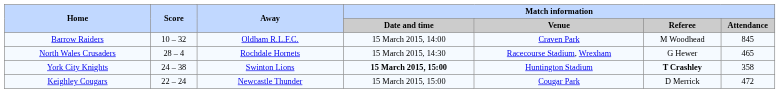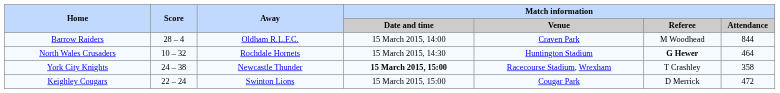(174, 39) 10 – 32 -> (174, 39) 28 – 4
(748, 39) 845 -> (748, 39) 844
(174, 53) 28 – 4 -> (174, 53) 10 – 32
(559, 53) Racecourse Stadium, Wrexham -> (559, 53) Huntington Stadium
(682, 53) normal -> (682, 53) bold
(748, 53) 465 -> (748, 53) 464
(270, 67) Swinton Lions -> (270, 67) Newcastle Thunder
(559, 67) Huntington Stadium -> (559, 67) Racecourse Stadium, Wrexham
(682, 67) bold -> (682, 67) normal
(270, 81) Newcastle Thunder -> (270, 81) Swinton Lions
